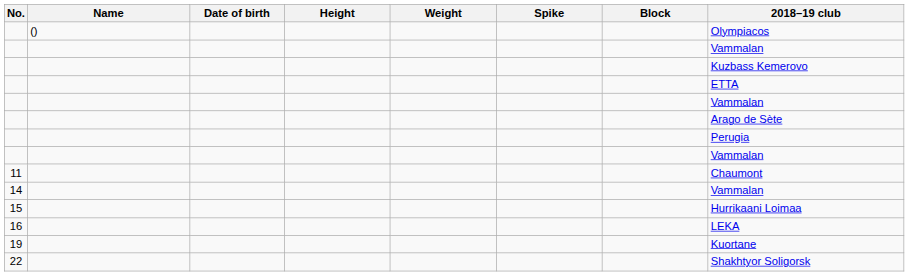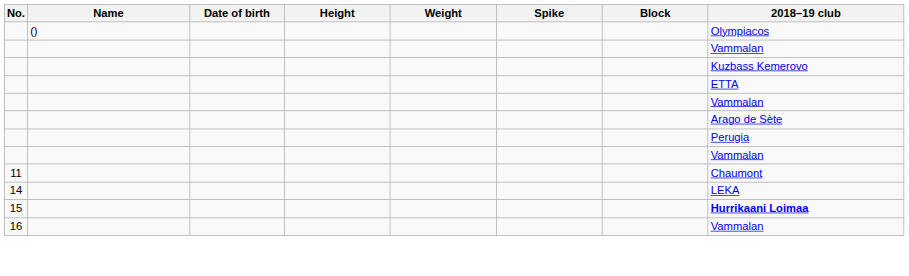(737, 191) Vammalan -> (725, 191) LEKA
(756, 208) normal -> (760, 208) bold
(725, 226) LEKA -> (737, 226) Vammalan
- row: (16, 244)
- row: (16, 262)
